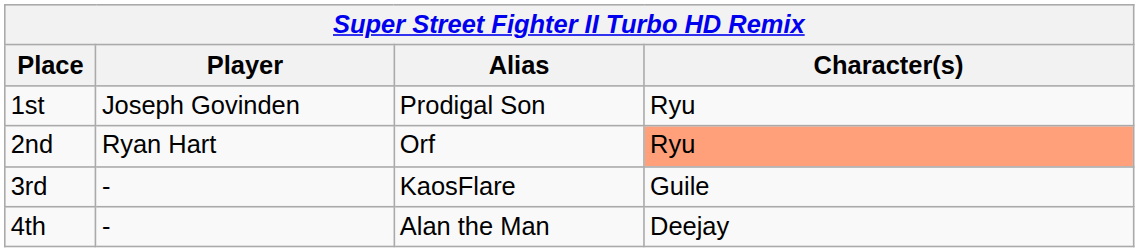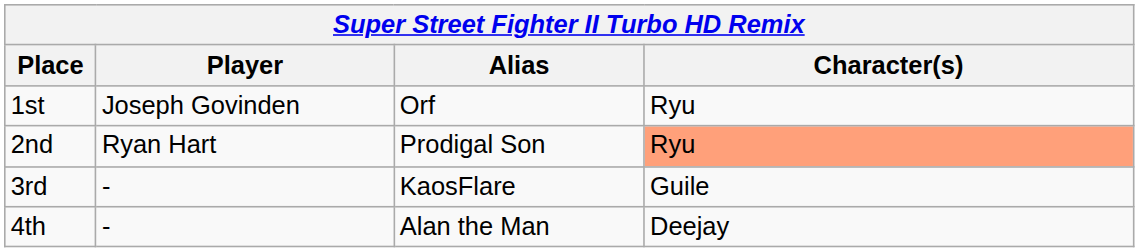(473, 105) Prodigal Son -> (417, 105) Orf
(417, 145) Orf -> (473, 145) Prodigal Son
